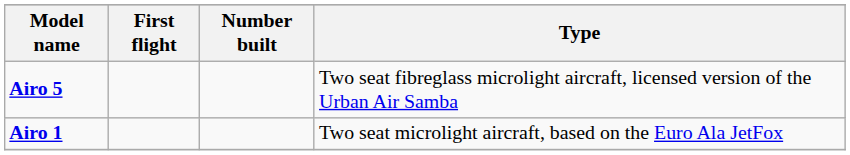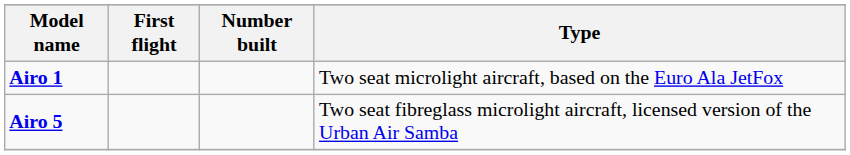rows swapped: (36, 133) <-> (36, 89)
